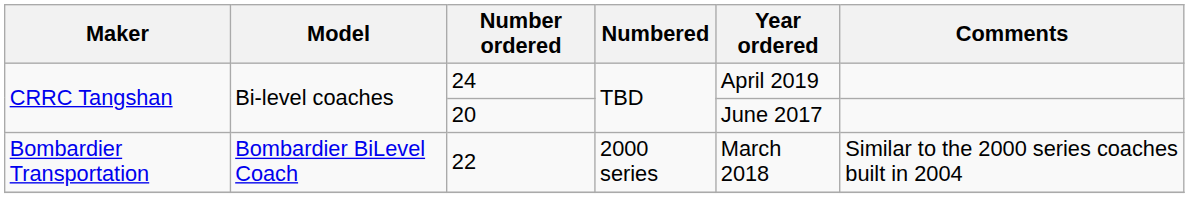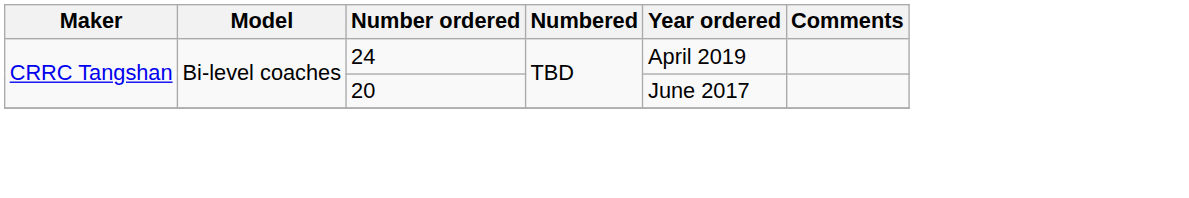- row: (464, 162)
